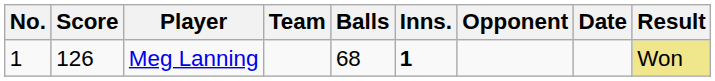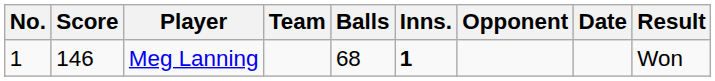(75, 57) 126 -> (75, 57) 146
(660, 57) khaki background -> (660, 57) no background
